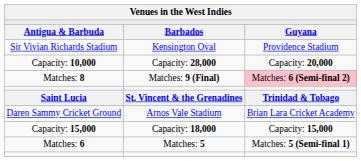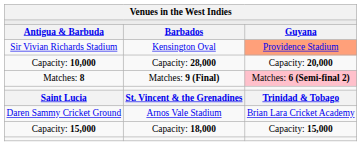(301, 47) no background -> (301, 47) lightsalmon background
- row: (64, 144)
